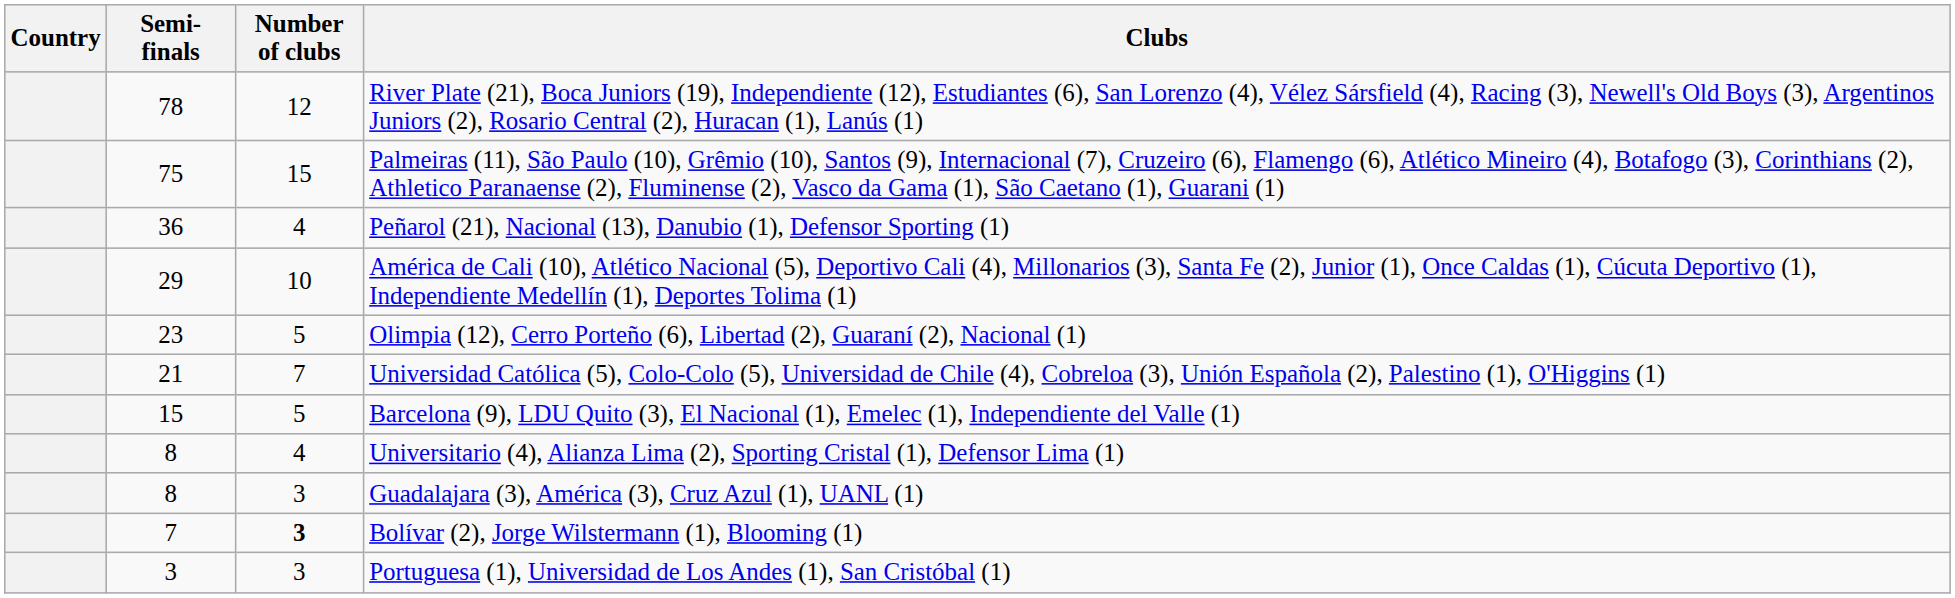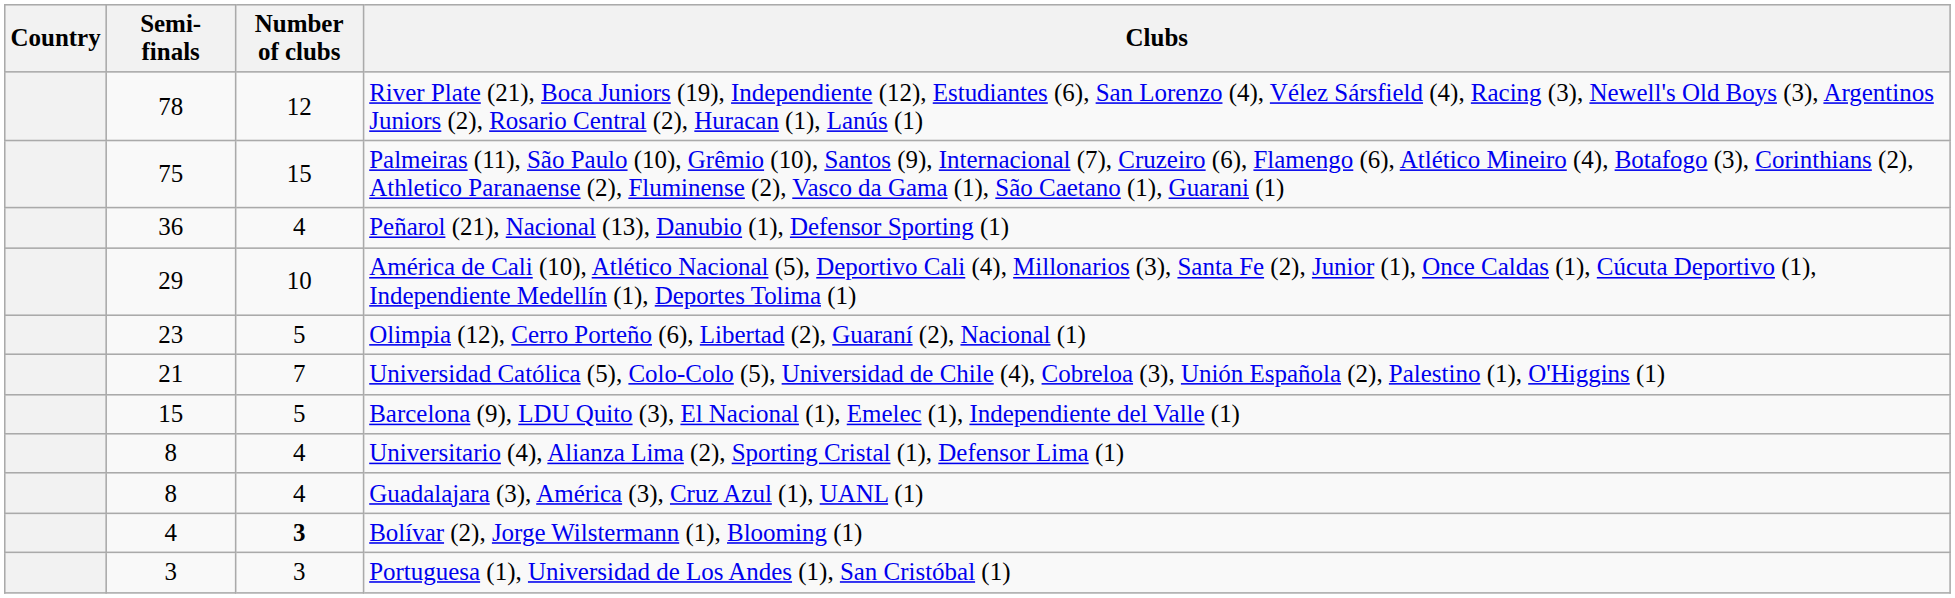(299, 492) 3 -> (299, 492) 4
(171, 532) 7 -> (171, 532) 4
